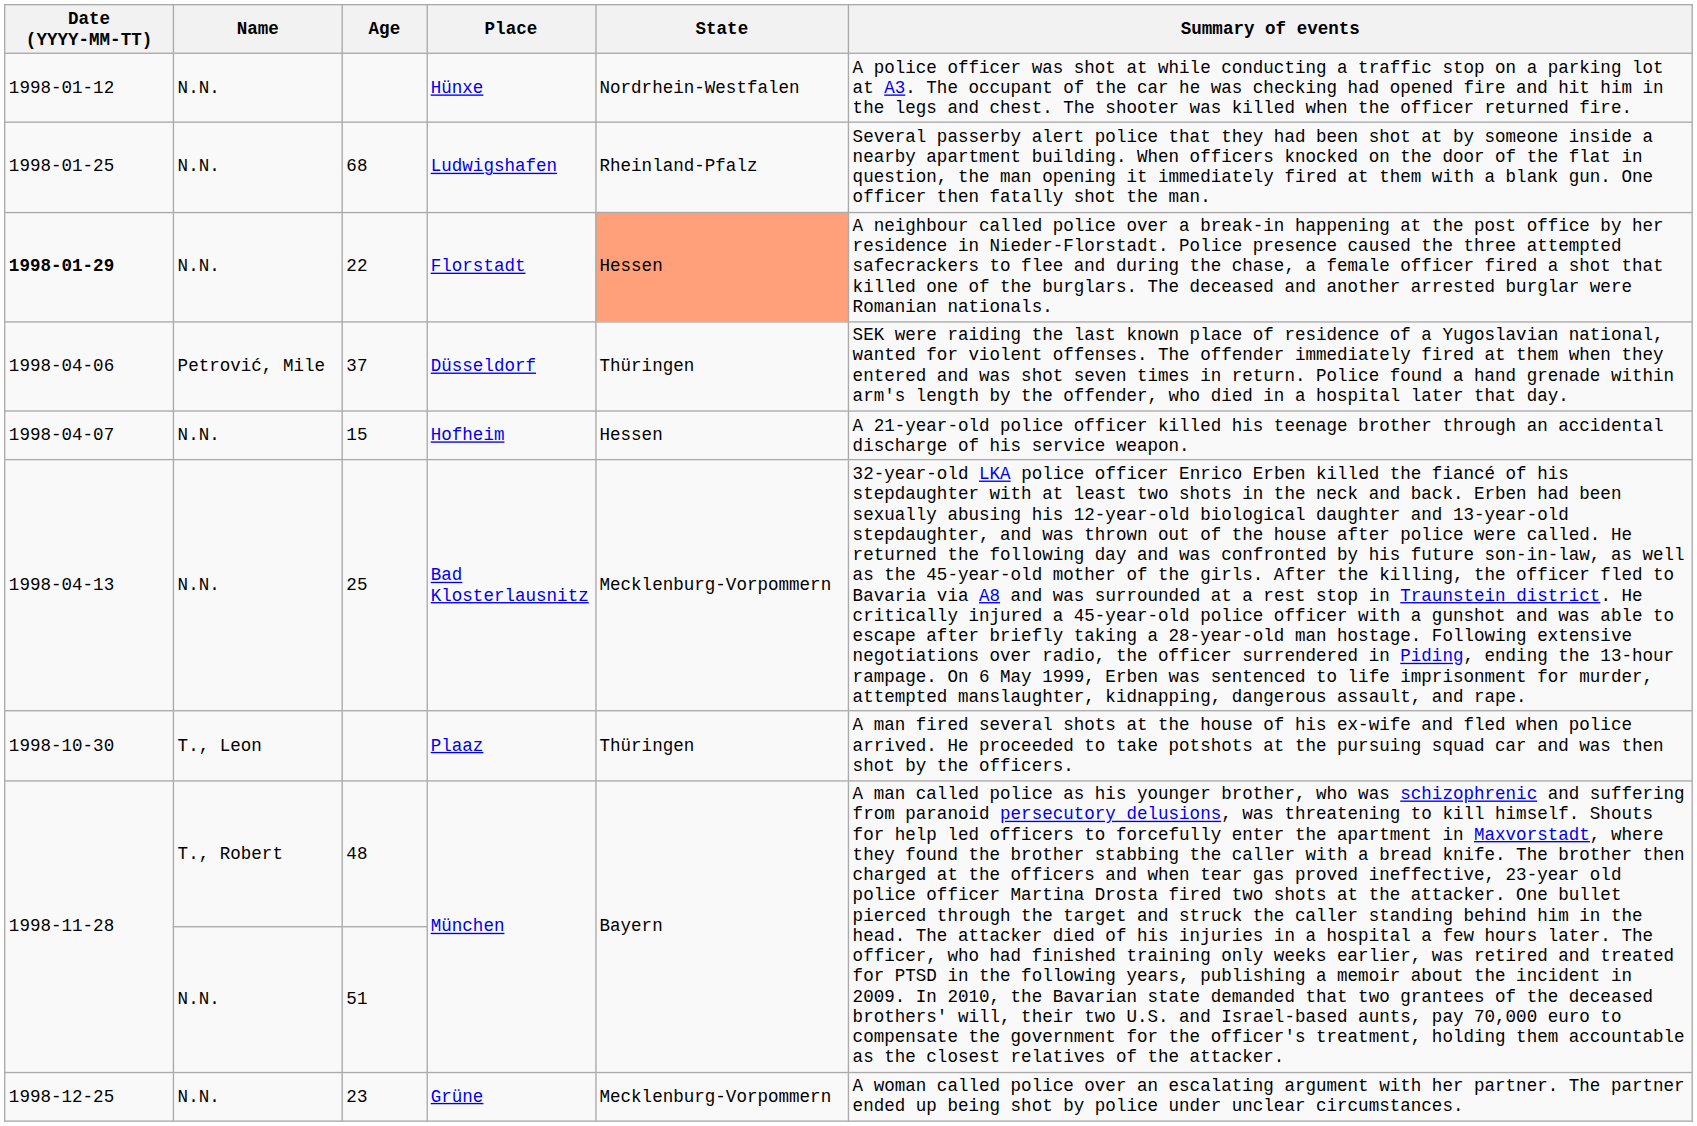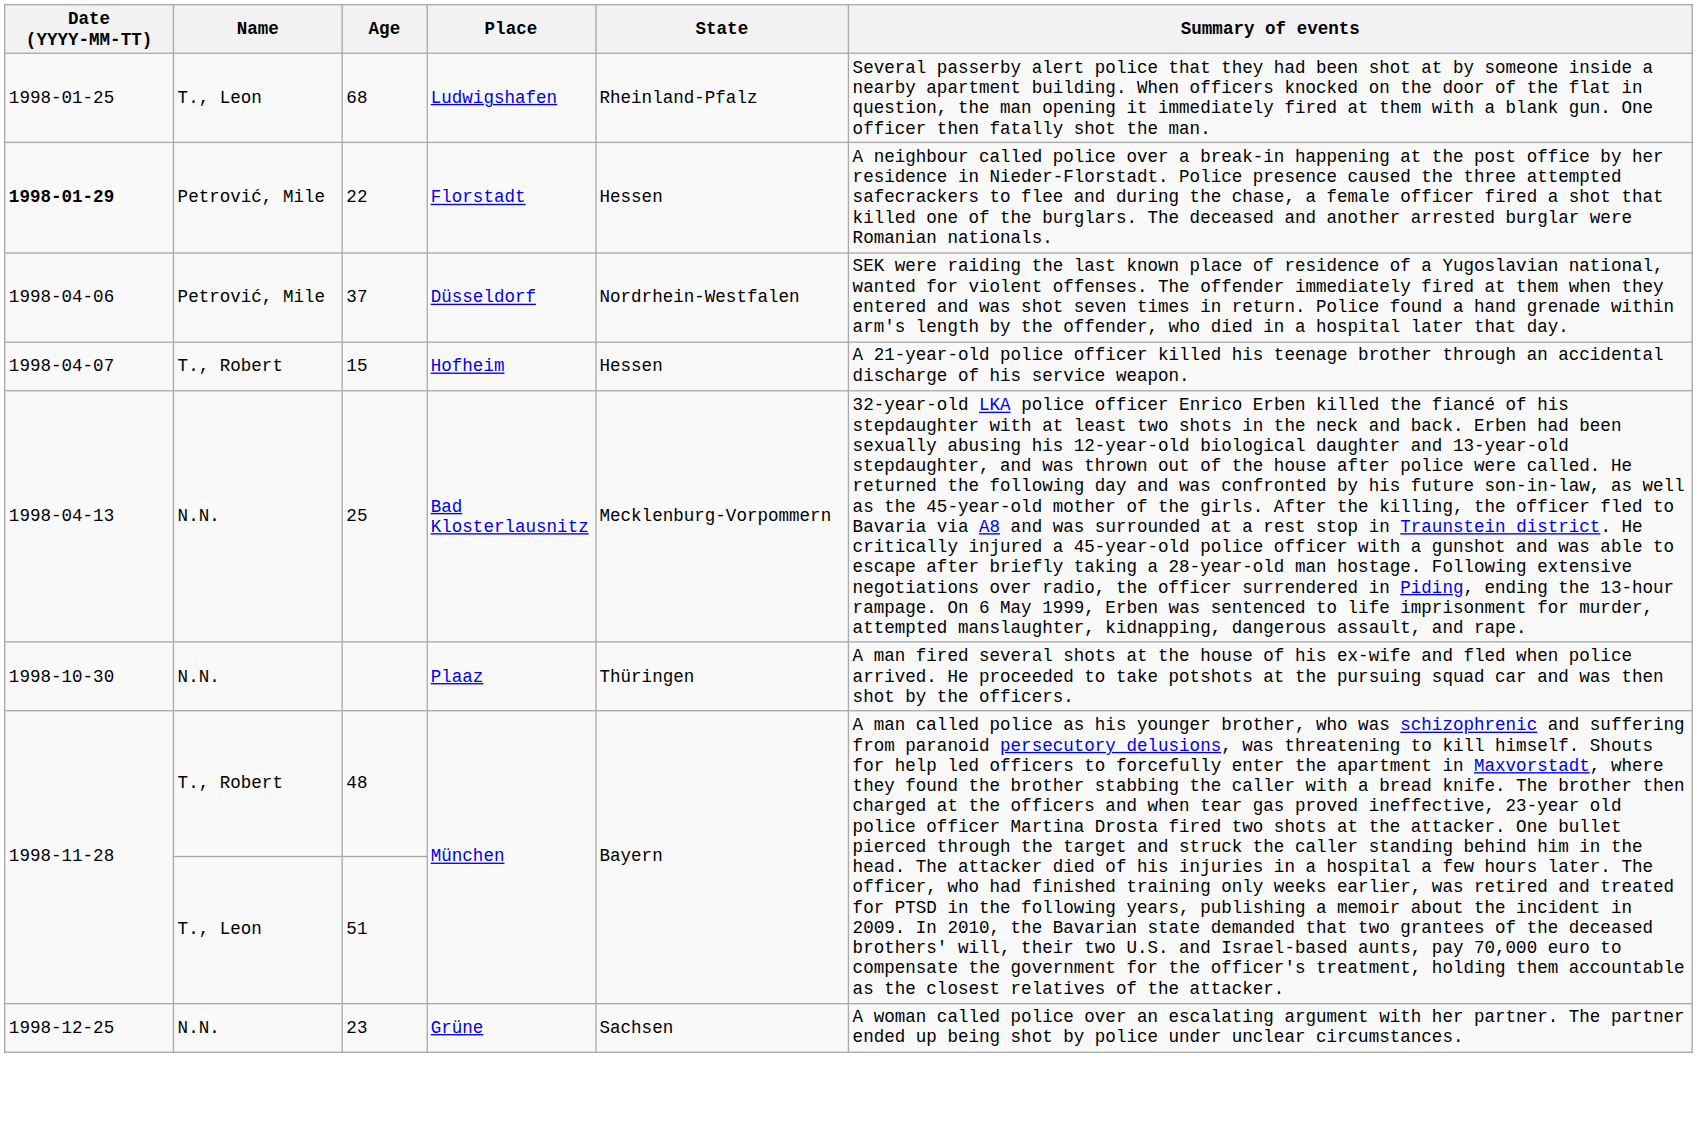- row: (384, 88)
(199, 167) N.N. -> (220, 98) T., Leon
(199, 267) N.N. -> (251, 198) Petrović, Mile
(631, 267) lightsalmon background -> (631, 198) no background
(647, 366) Thüringen -> (700, 297) Nordrhein-Westfalen
(199, 435) N.N. -> (230, 366) T., Robert
(220, 746) T., Leon -> (199, 677) N.N.
(199, 999) N.N. -> (220, 930) T., Leon
(715, 1097) Mecklenburg-Vorpommern -> (636, 1027) Sachsen
